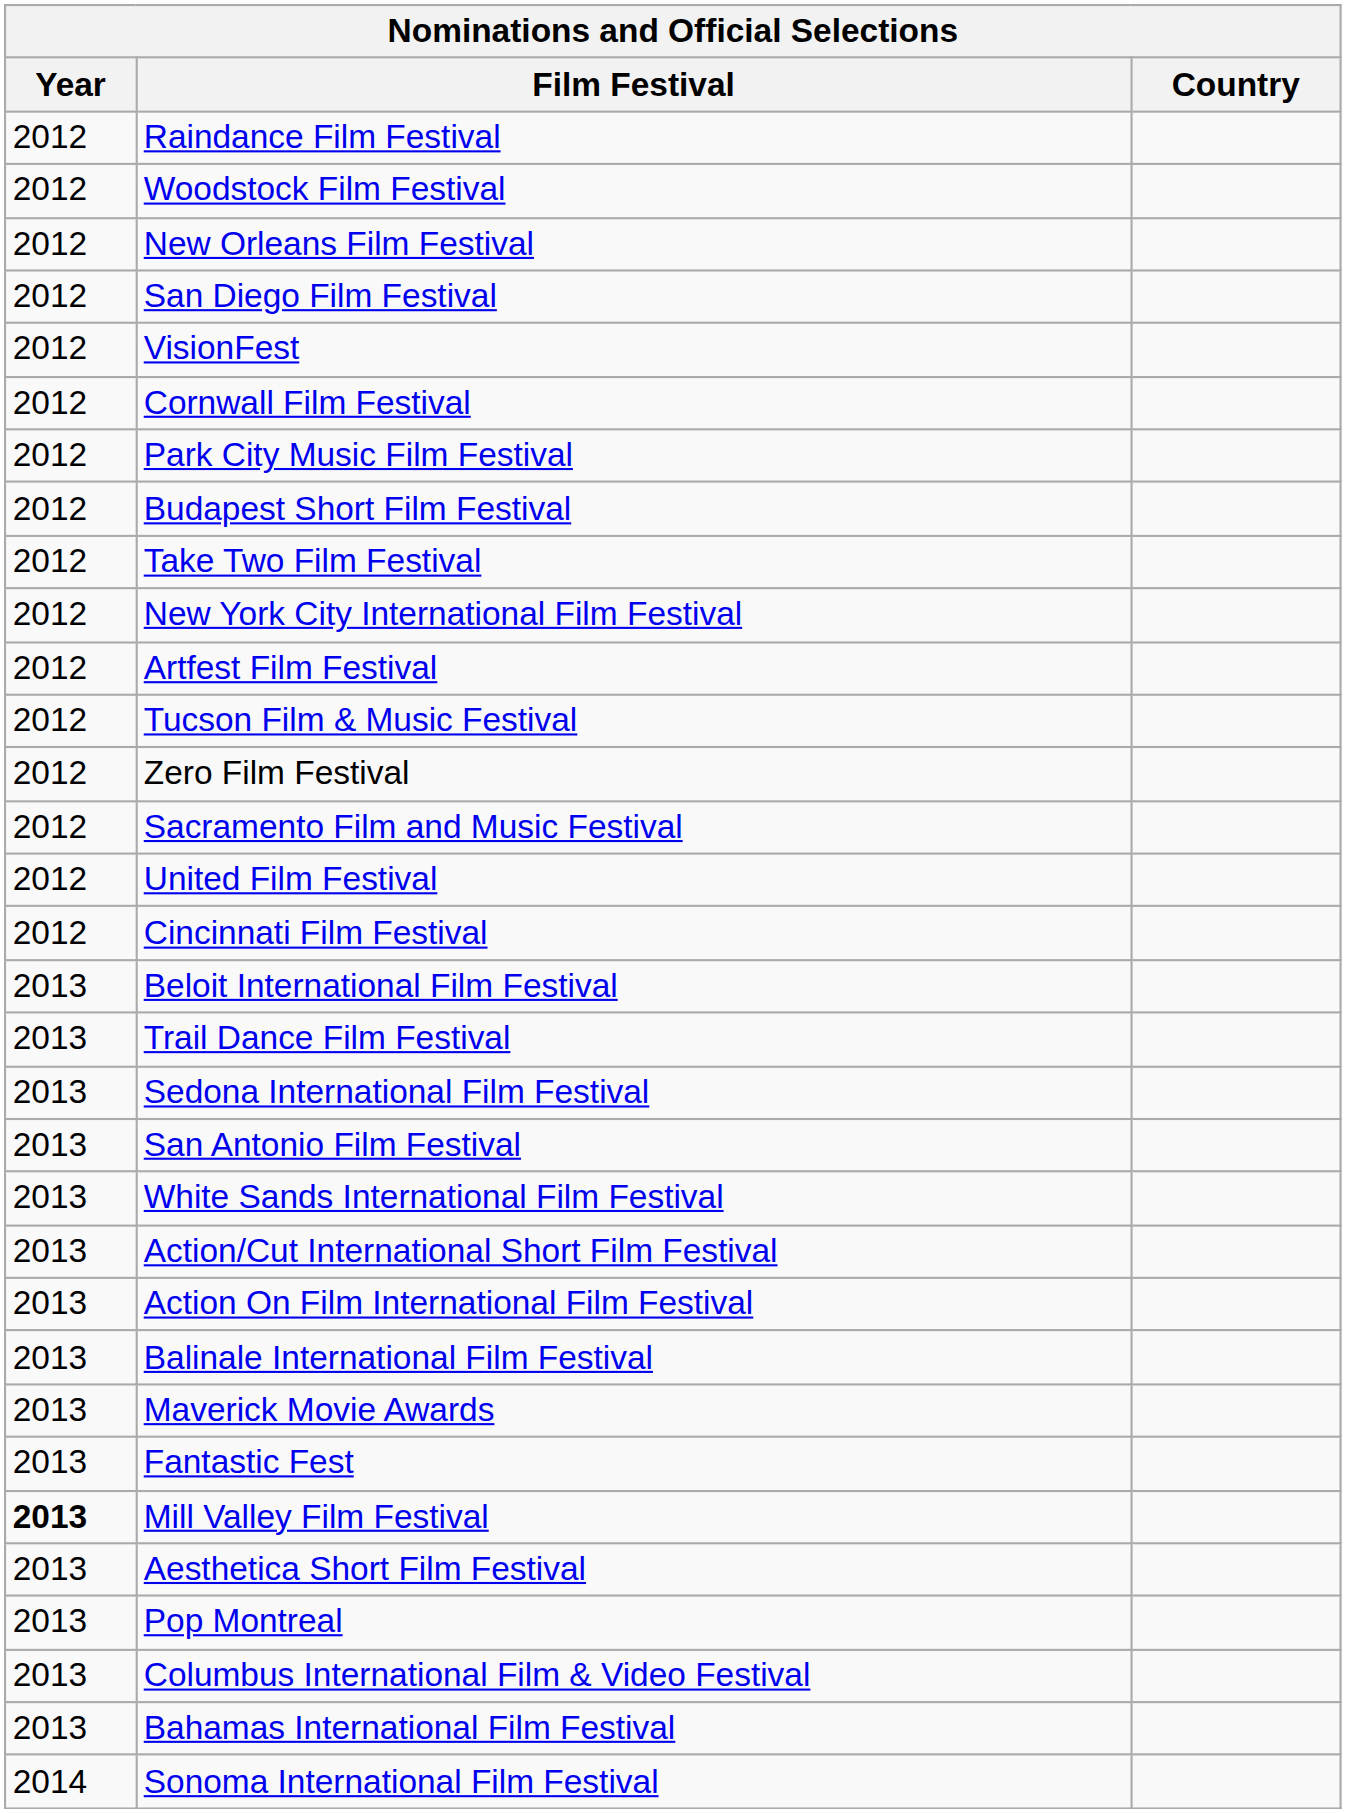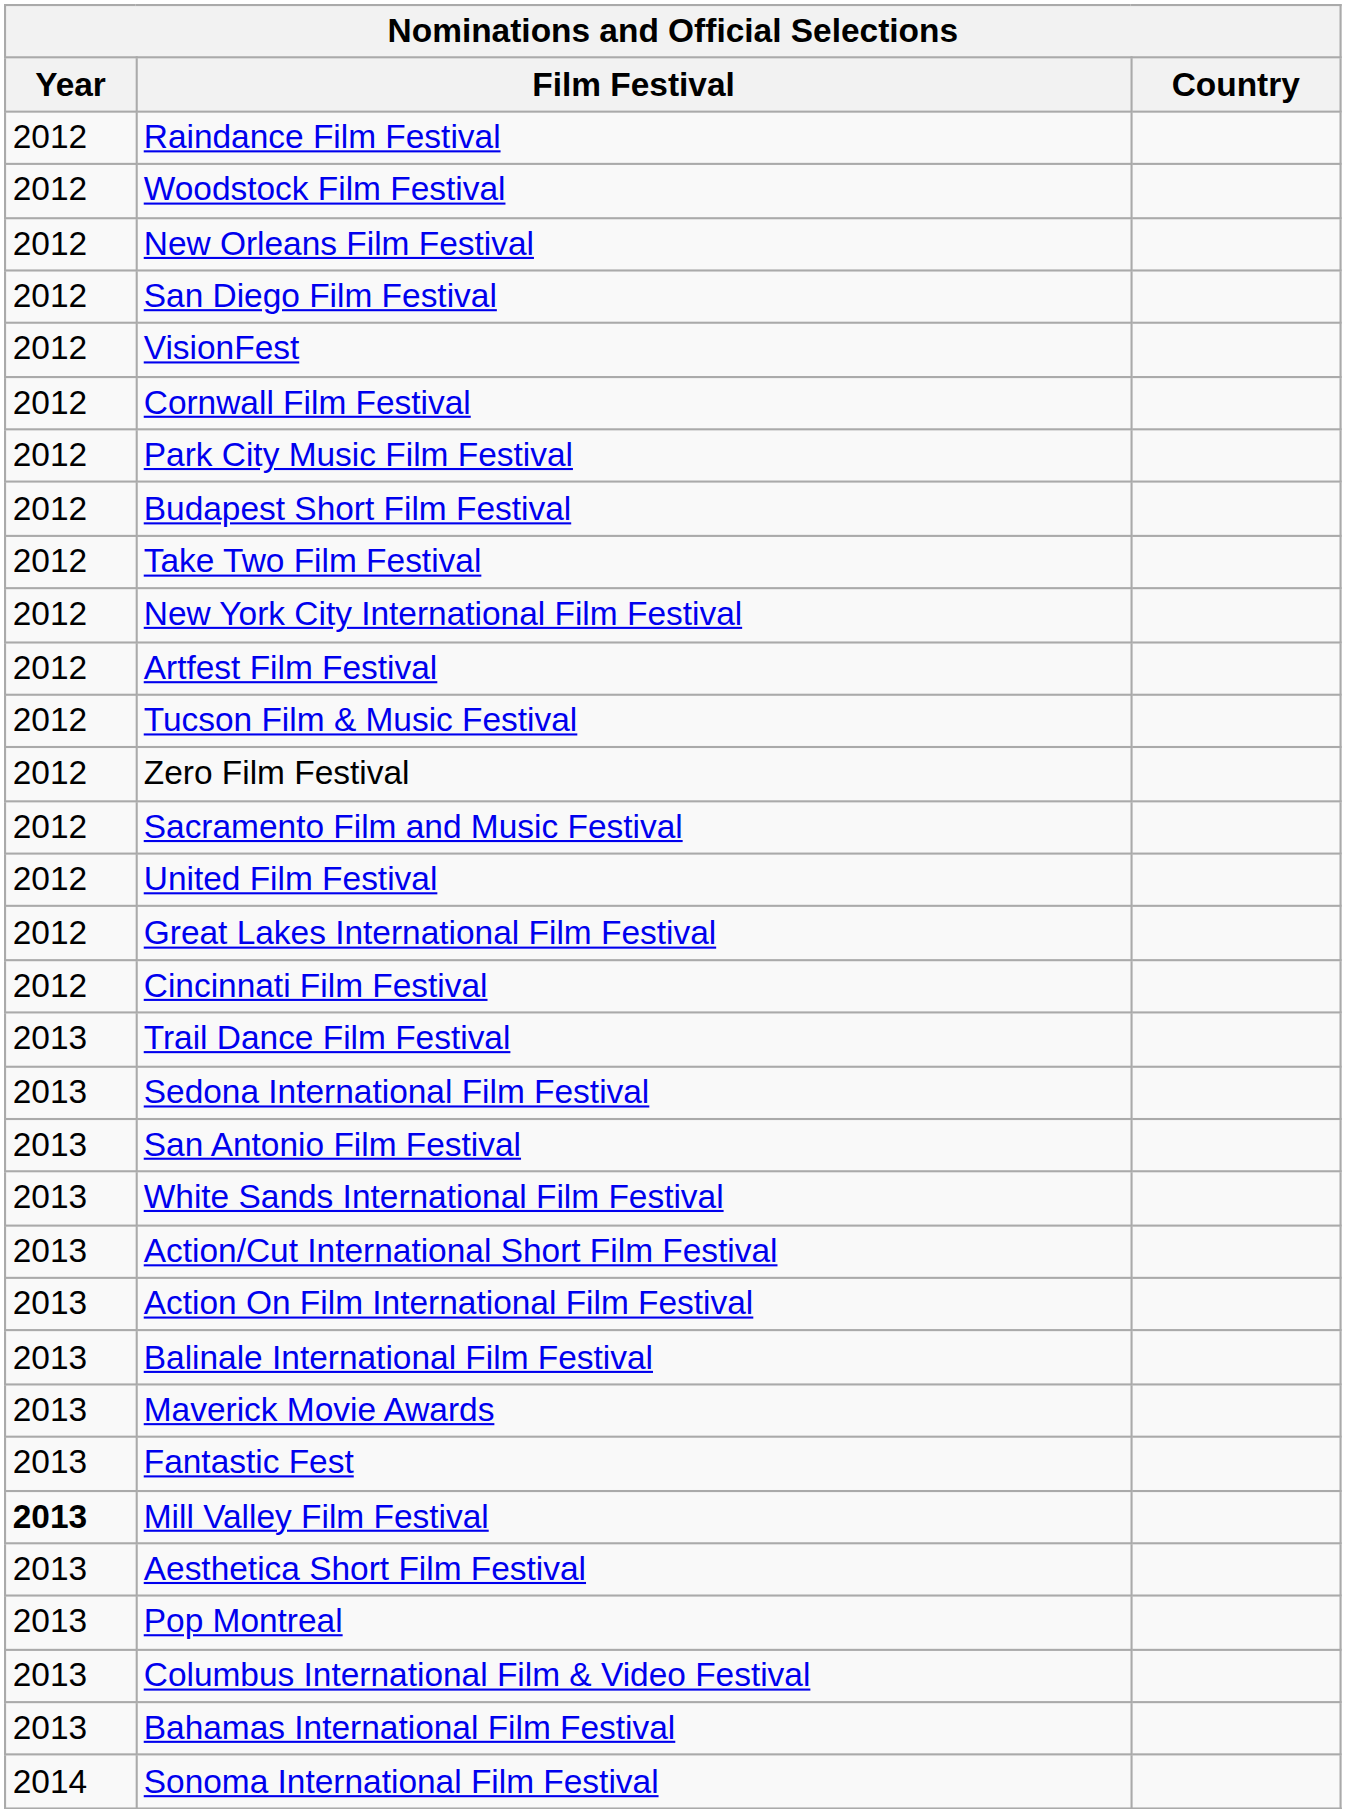+ row: (430, 932)
- row: (381, 985)
